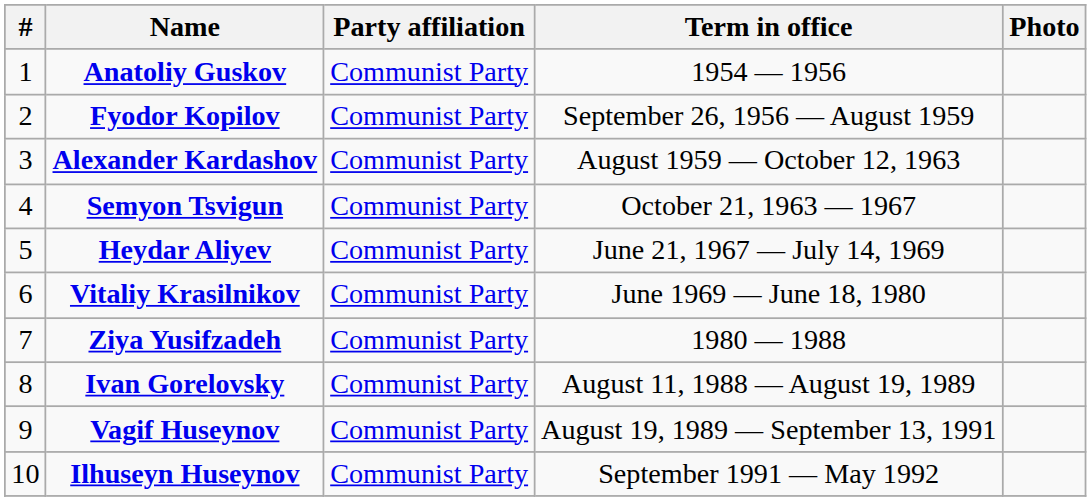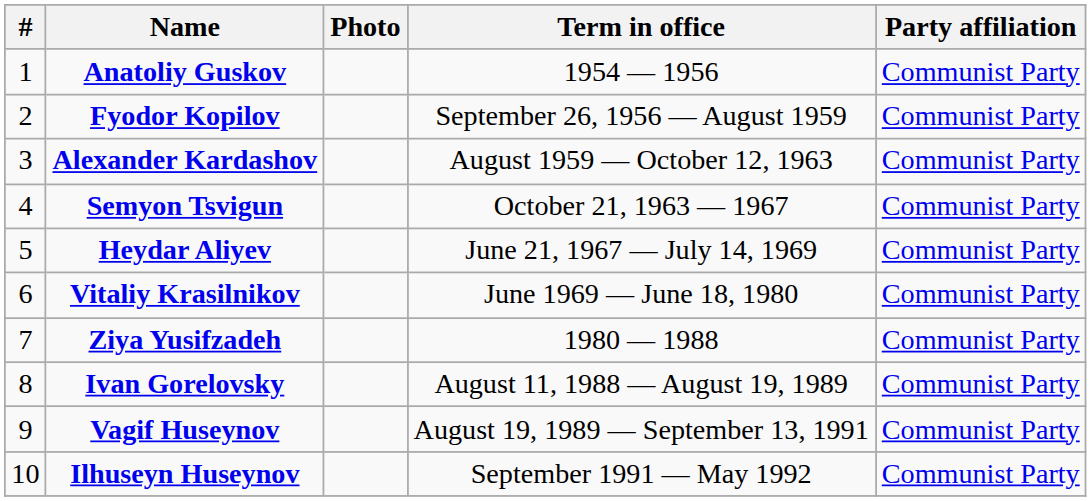columns swapped: (1044, 26) <-> (429, 26)
